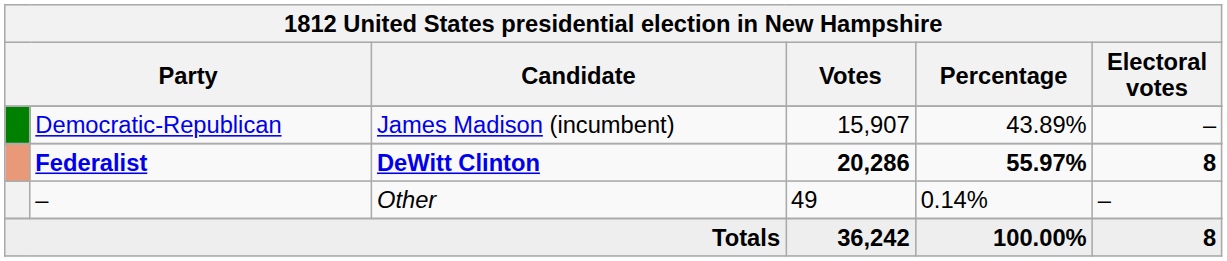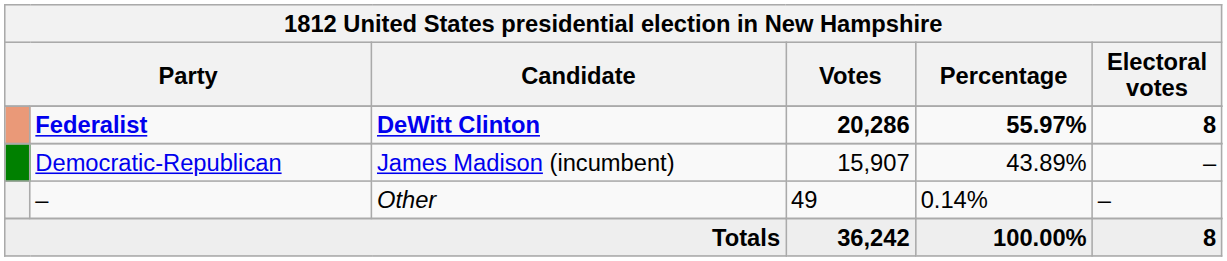rows swapped: (91, 163) <-> (158, 125)
